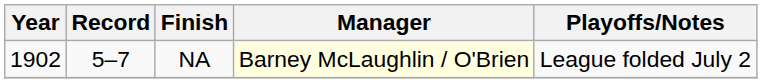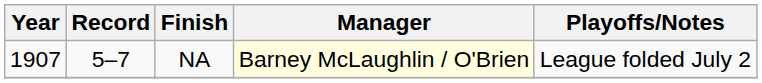(35, 58) 1902 -> (35, 58) 1907
